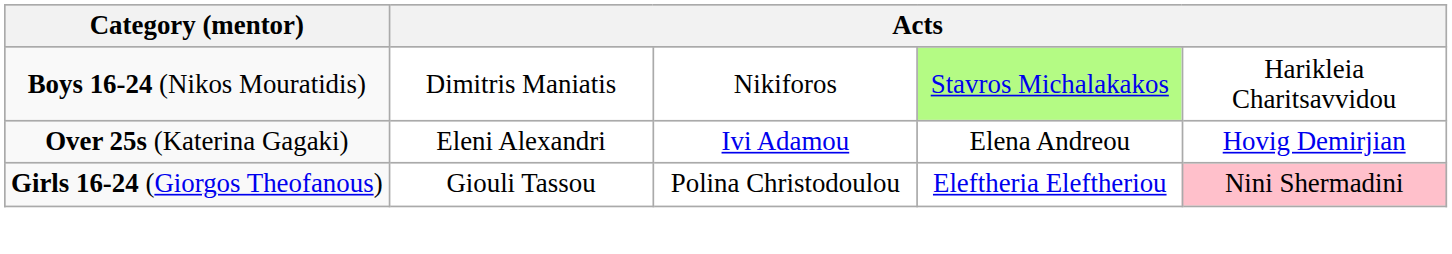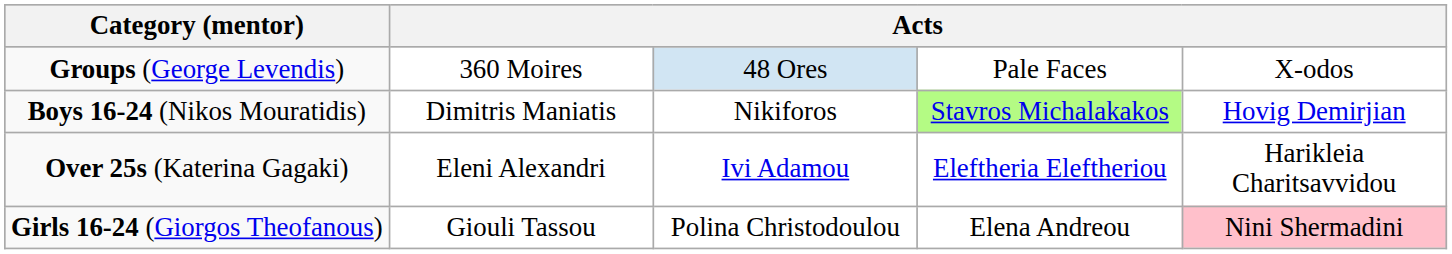+ row: (197, 68)
(1314, 83) Harikleia Charitsavvidou -> (1314, 111) Hovig Demirjian
(1050, 141) Elena Andreou -> (1050, 168) Eleftheria Eleftheriou
(1314, 141) Hovig Demirjian -> (1314, 168) Harikleia Charitsavvidou
(1050, 183) Eleftheria Eleftheriou -> (1050, 226) Elena Andreou
